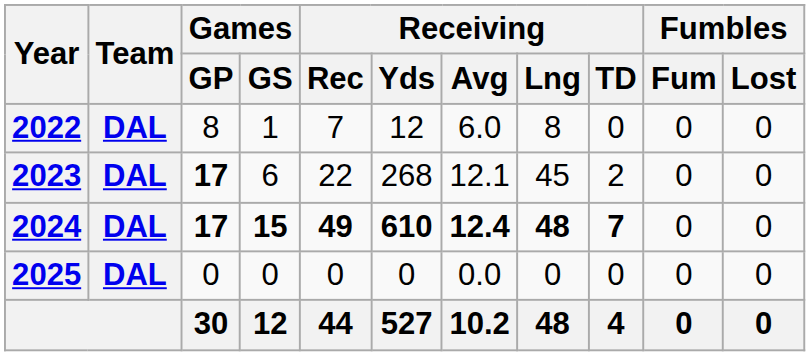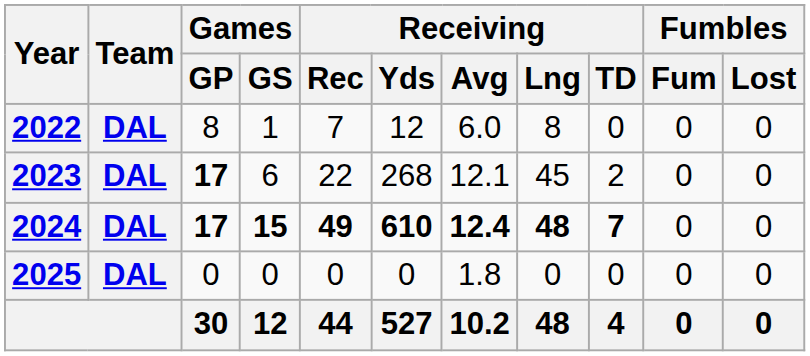(480, 275) 0.0 -> (480, 275) 1.8
